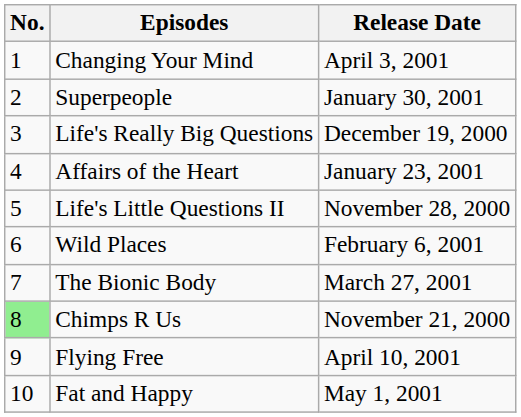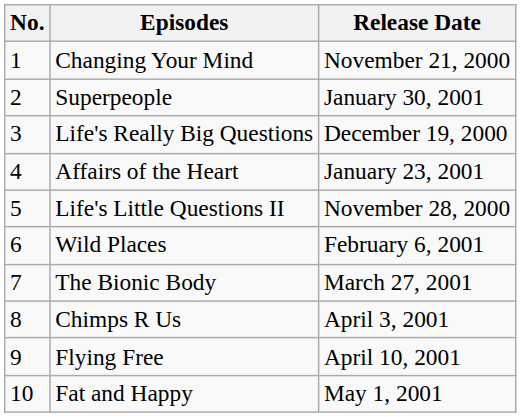(387, 60) April 3, 2001 -> (417, 60) November 21, 2000
(16, 319) lightgreen background -> (16, 319) no background
(417, 319) November 21, 2000 -> (387, 319) April 3, 2001
